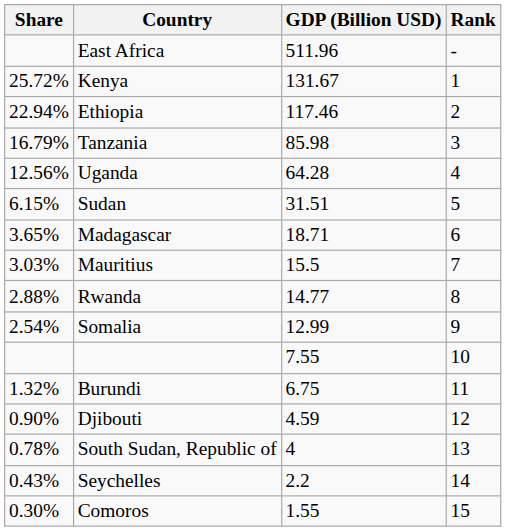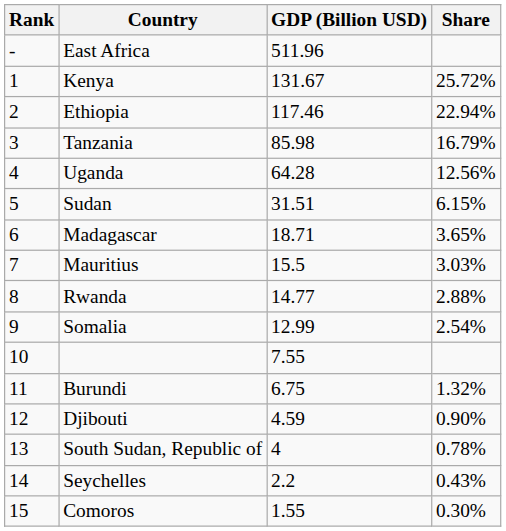columns swapped: (473, 19) <-> (39, 19)
